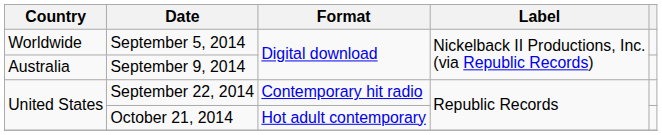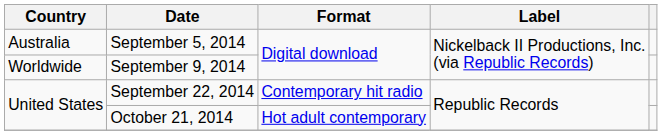(45, 42) Worldwide -> (39, 42) Australia
(39, 67) Australia -> (45, 67) Worldwide
